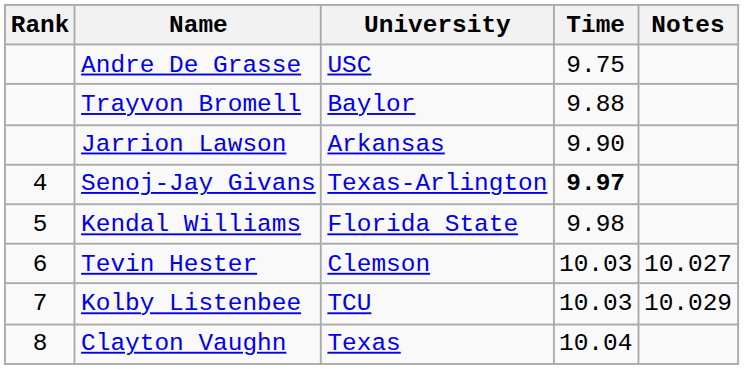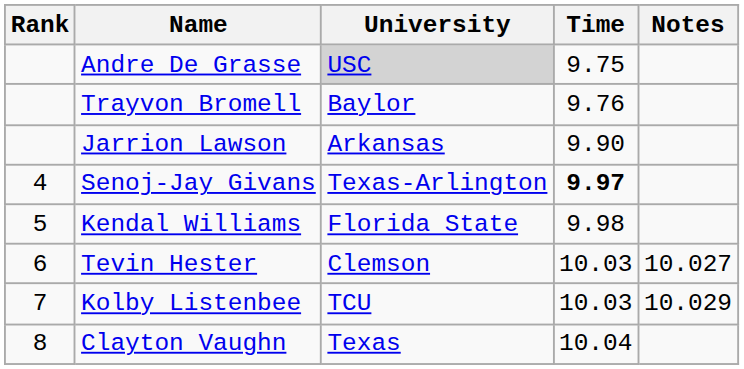(349, 65) no background -> (349, 65) lightgrey background
(596, 105) 9.88 -> (596, 105) 9.76
